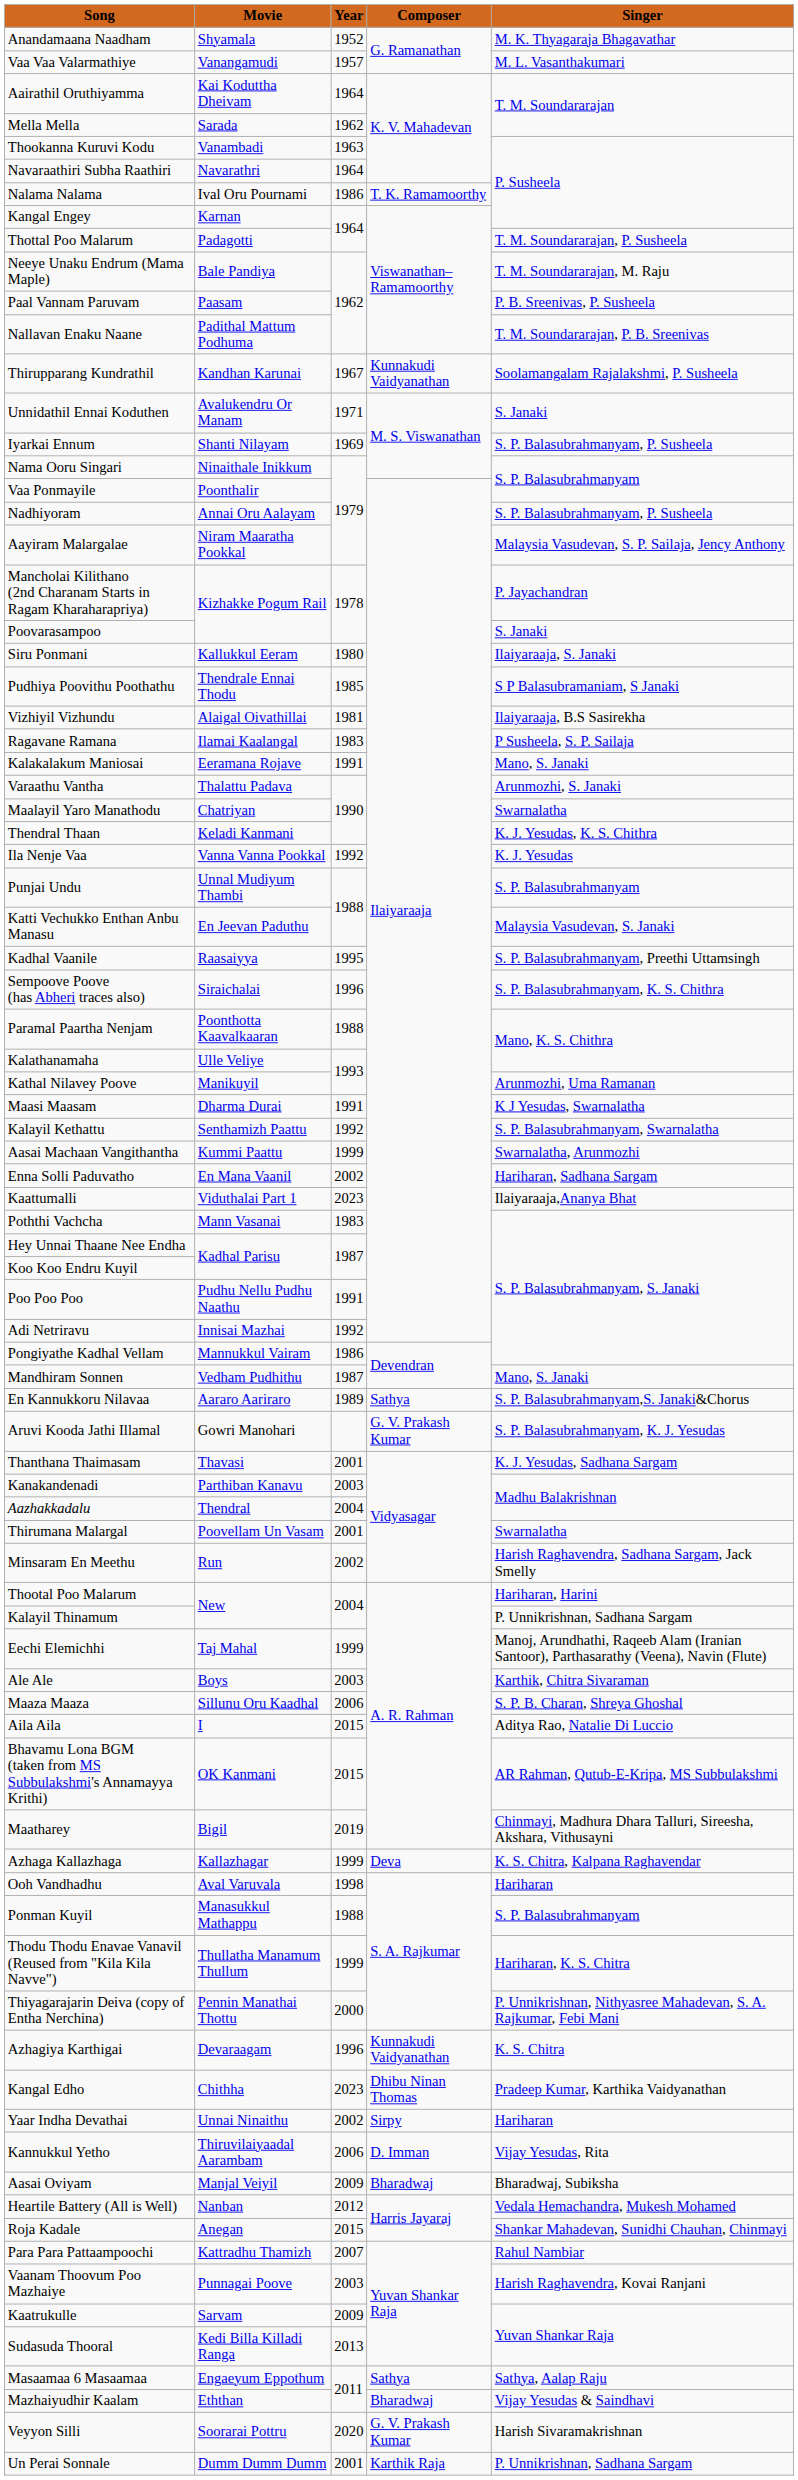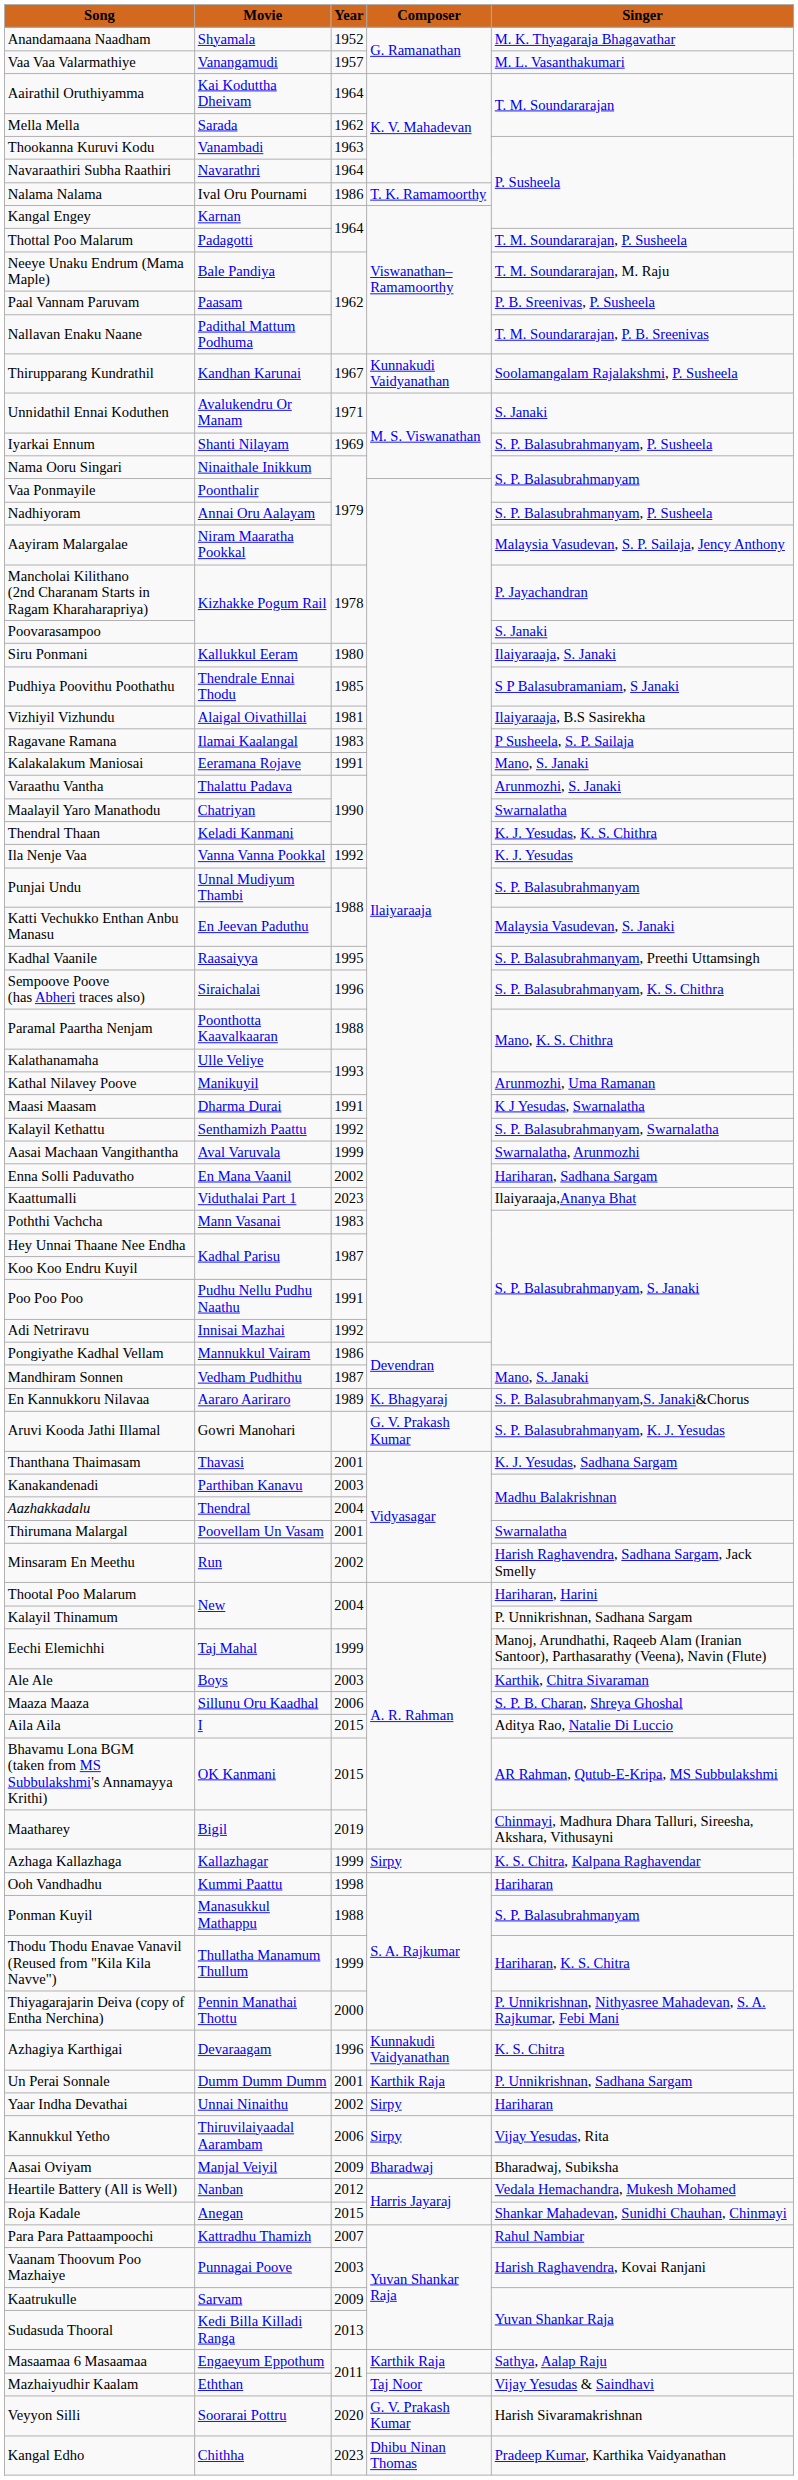(240, 1152) Kummi Paattu -> (239, 1152) Aval Varuvala
(390, 1399) Sathya -> (409, 1399) K. Bhagyaraj
(385, 1860) Deva -> (386, 1860) Sirpy
(239, 1884) Aval Varuvala -> (240, 1884) Kummi Paattu
rows swapped: (59, 2463) <-> (46, 2089)
(400, 2152) D. Imman -> (386, 2135) Sirpy
(390, 2377) Sathya -> (408, 2361) Karthik Raja
(402, 2400) Bharadwaj -> (396, 2384) Taj Noor
